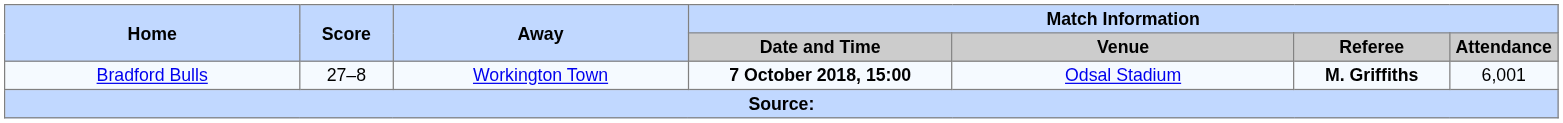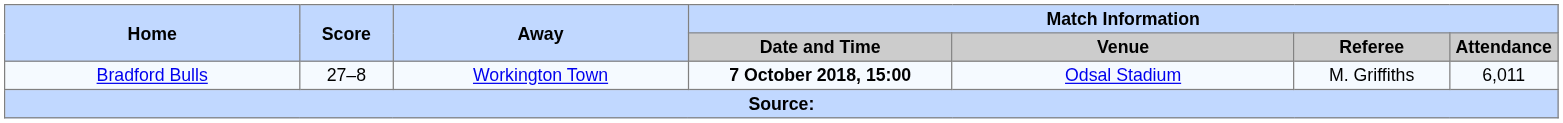(1372, 75) bold -> (1372, 75) normal
(1504, 75) 6,001 -> (1504, 75) 6,011
